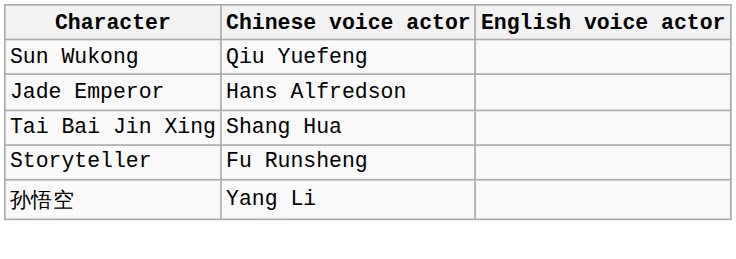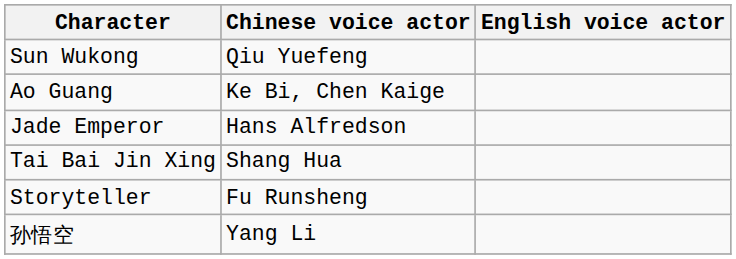+ row: (61, 92)
